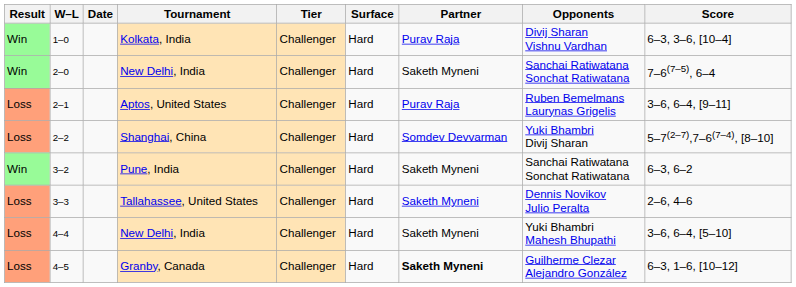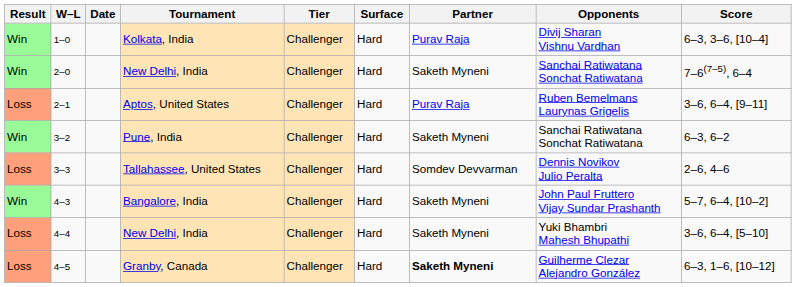- row: (61, 137)
(440, 201) Saketh Myneni -> (465, 168) Somdev Devvarman
+ row: (62, 201)
